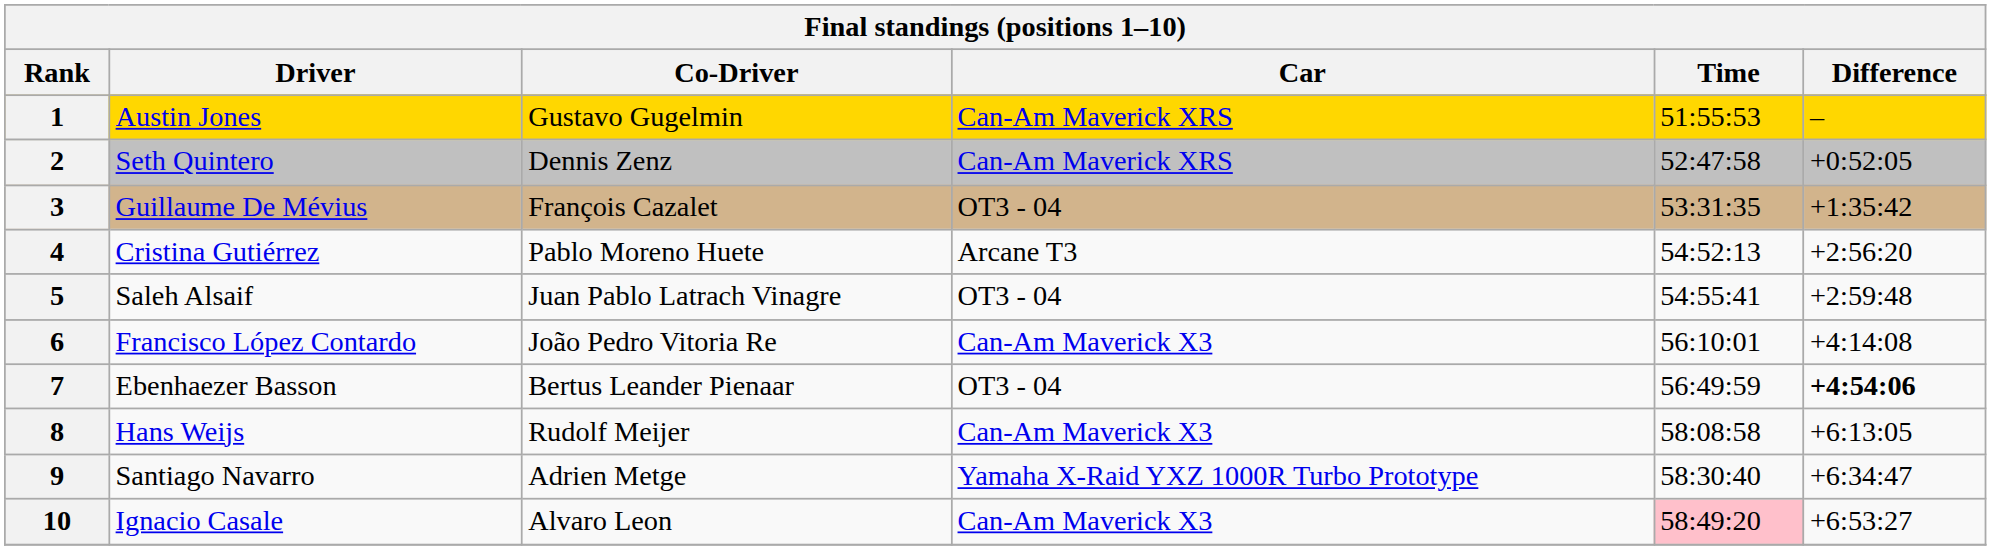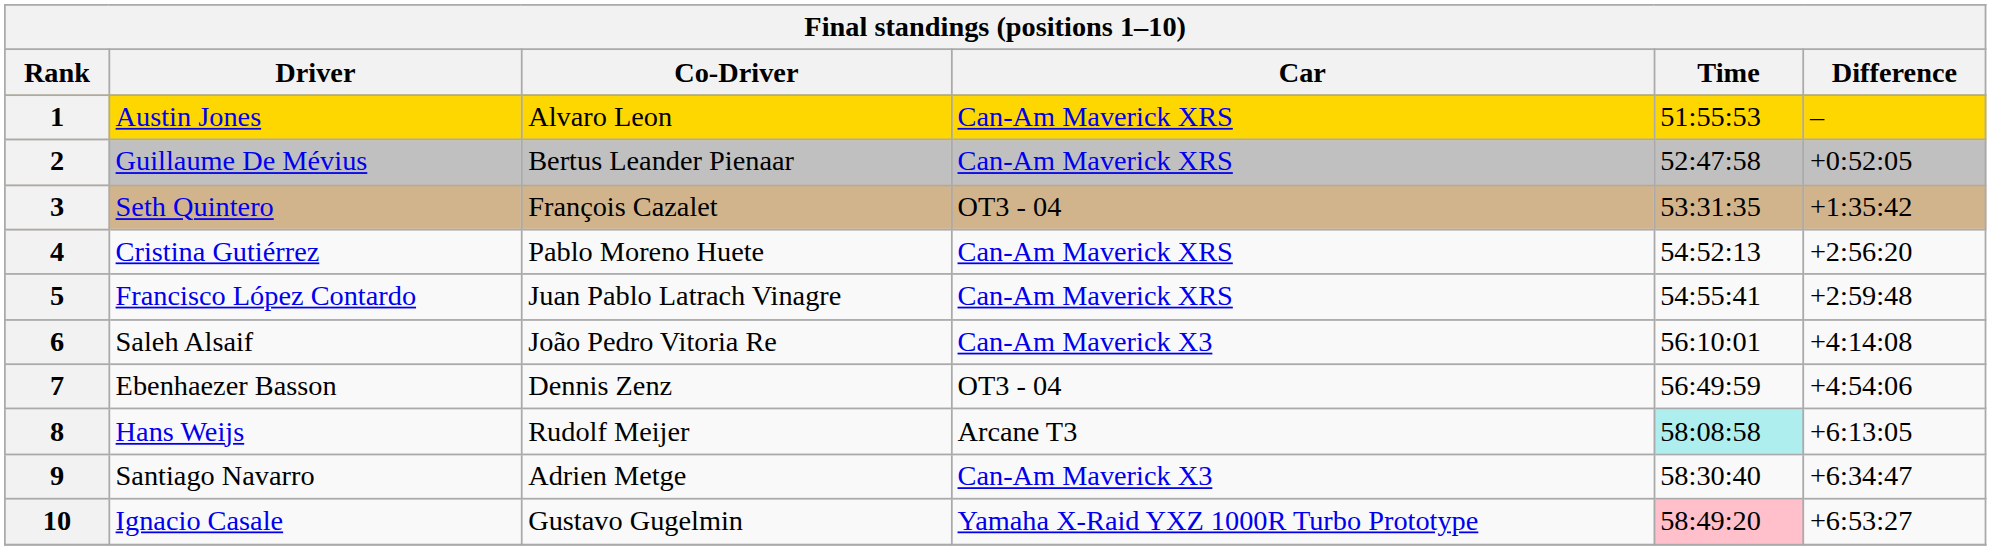(636, 116) Gustavo Gugelmin -> (600, 116) Alvaro Leon
(195, 161) Seth Quintero -> (241, 161) Guillaume De Mévius
(600, 161) Dennis Zenz -> (661, 161) Bertus Leander Pienaar
(241, 206) Guillaume De Mévius -> (195, 206) Seth Quintero
(1017, 251) Arcane T3 -> (1095, 251) Can-Am Maverick XRS
(188, 296) Saleh Alsaif -> (266, 296) Francisco López Contardo
(1009, 296) OT3 - 04 -> (1095, 296) Can-Am Maverick XRS
(266, 341) Francisco López Contardo -> (188, 341) Saleh Alsaif
(661, 386) Bertus Leander Pienaar -> (600, 386) Dennis Zenz
(1863, 386) bold -> (1861, 386) normal
(1085, 431) Can-Am Maverick X3 -> (1017, 431) Arcane T3
(1711, 431) no background -> (1711, 431) paleturquoise background
(1218, 476) Yamaha X-Raid YXZ 1000R Turbo Prototype -> (1085, 476) Can-Am Maverick X3
(600, 521) Alvaro Leon -> (636, 521) Gustavo Gugelmin
(1085, 521) Can-Am Maverick X3 -> (1218, 521) Yamaha X-Raid YXZ 1000R Turbo Prototype
